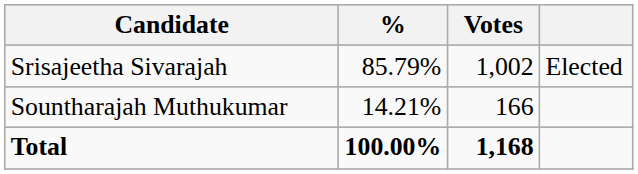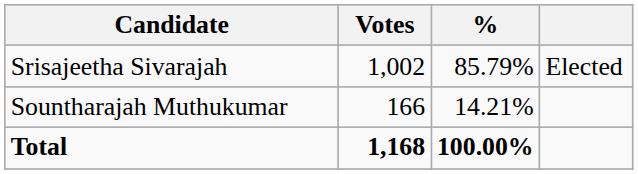columns swapped: (493, 24) <-> (393, 24)
